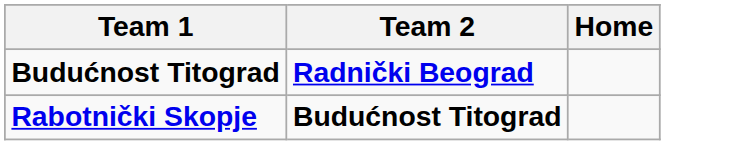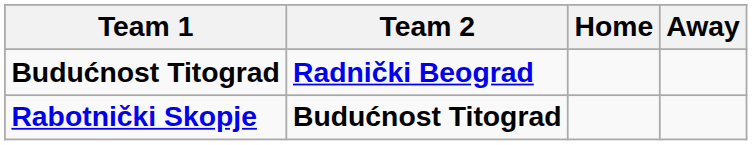+ column: (703, 26)
